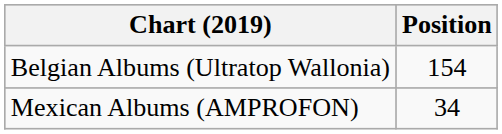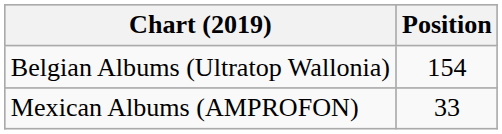(447, 107) 34 -> (447, 107) 33
